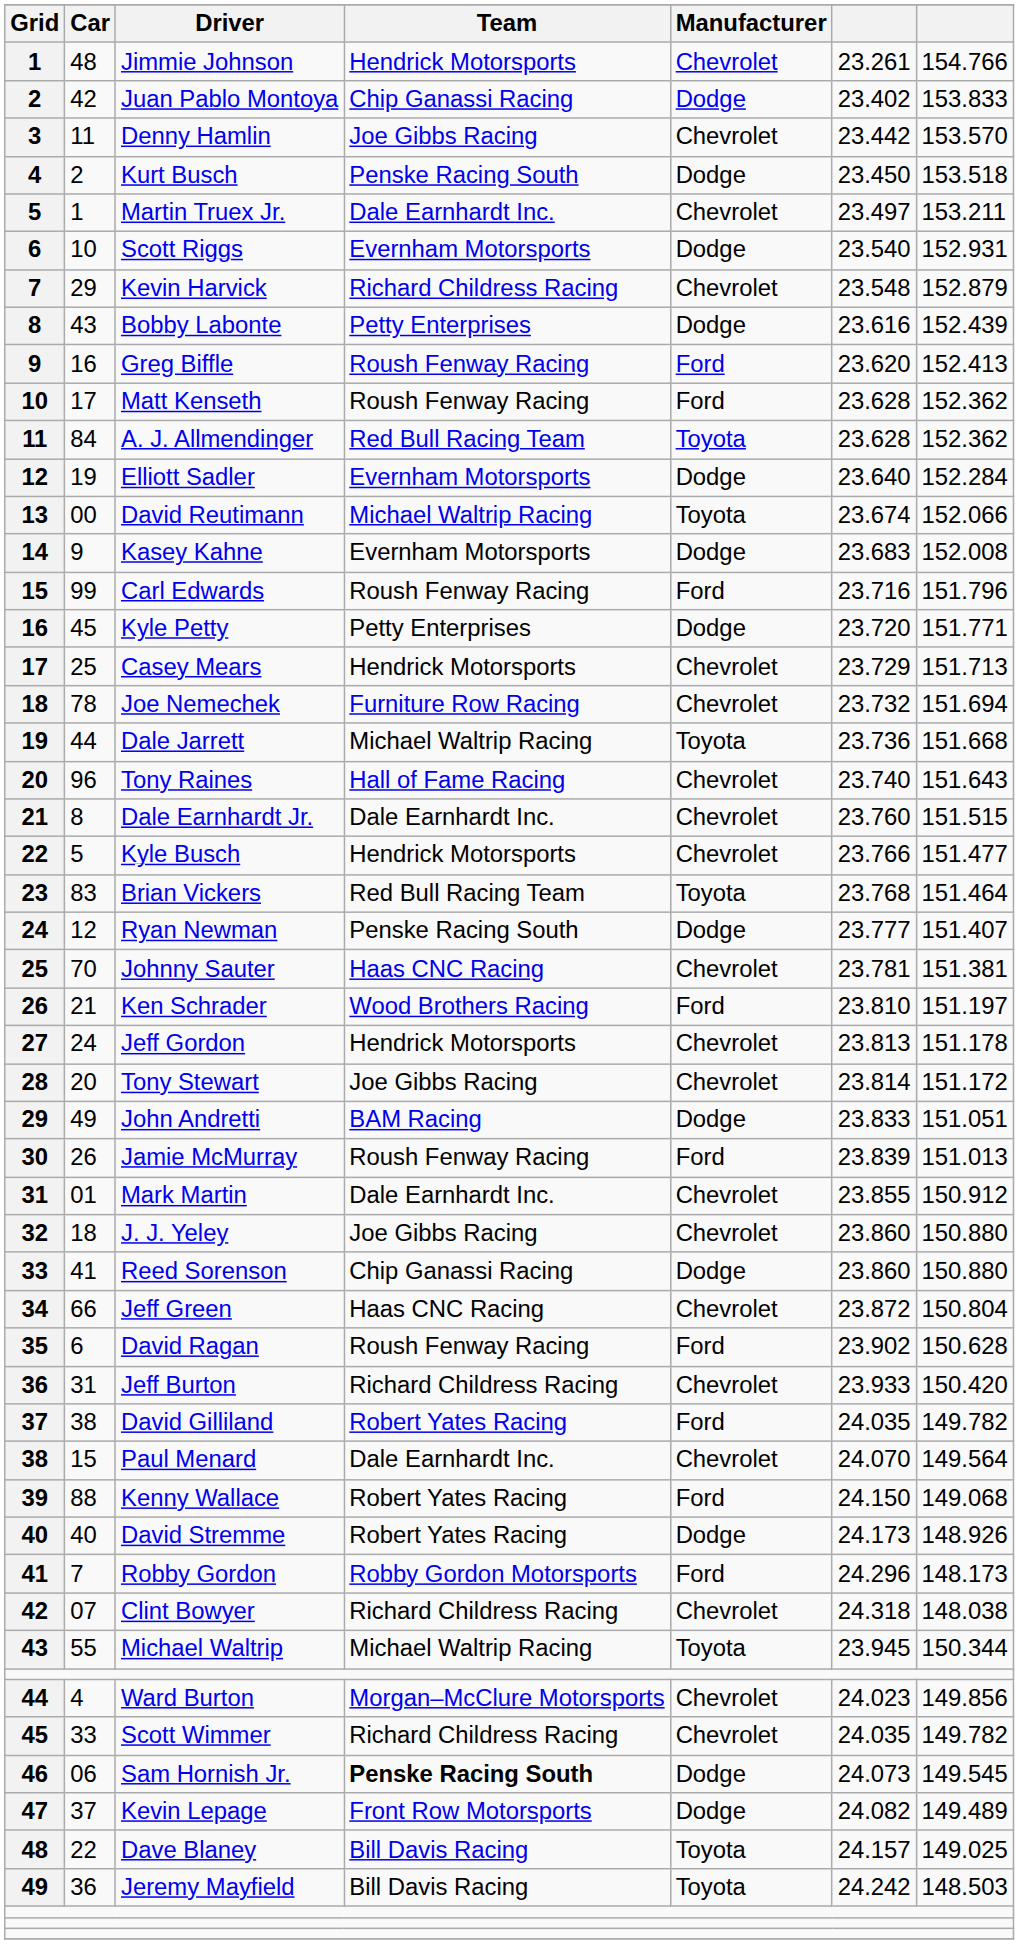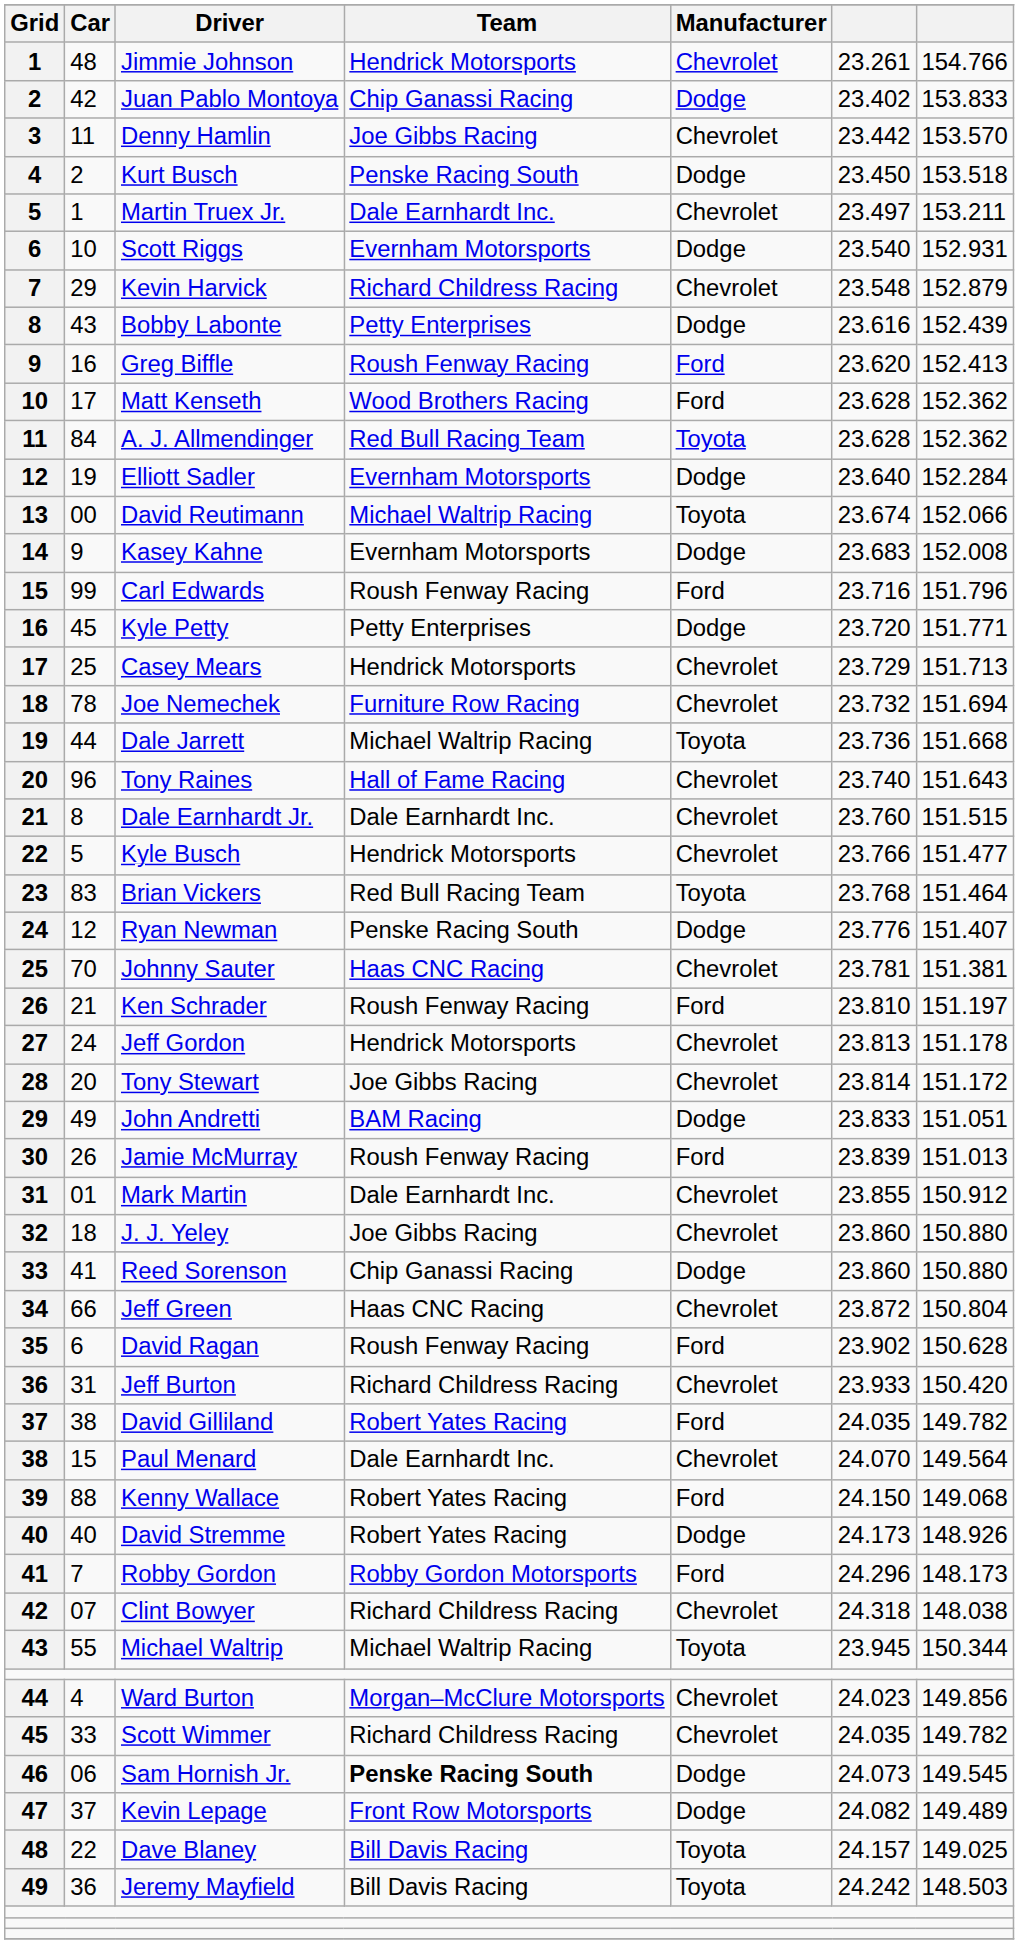(469, 401) Roush Fenway Racing -> (469, 401) Wood Brothers Racing
(874, 930) 23.777 -> (874, 930) 23.776
(469, 1006) Wood Brothers Racing -> (469, 1006) Roush Fenway Racing
